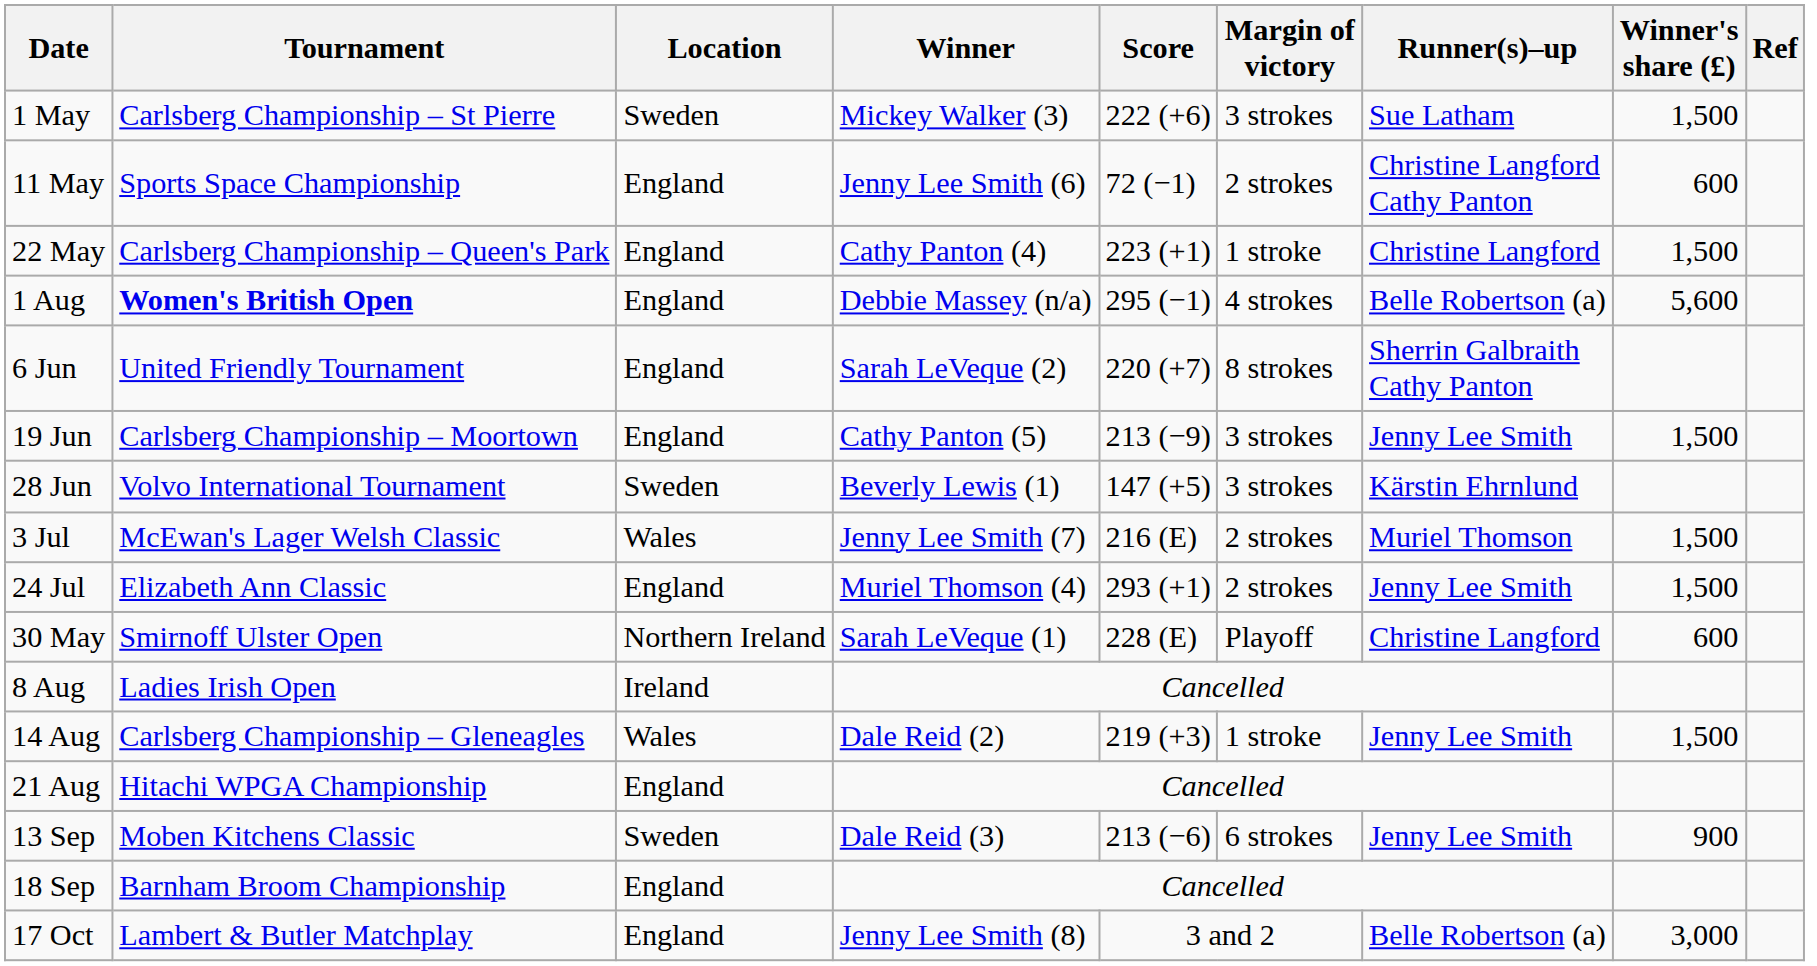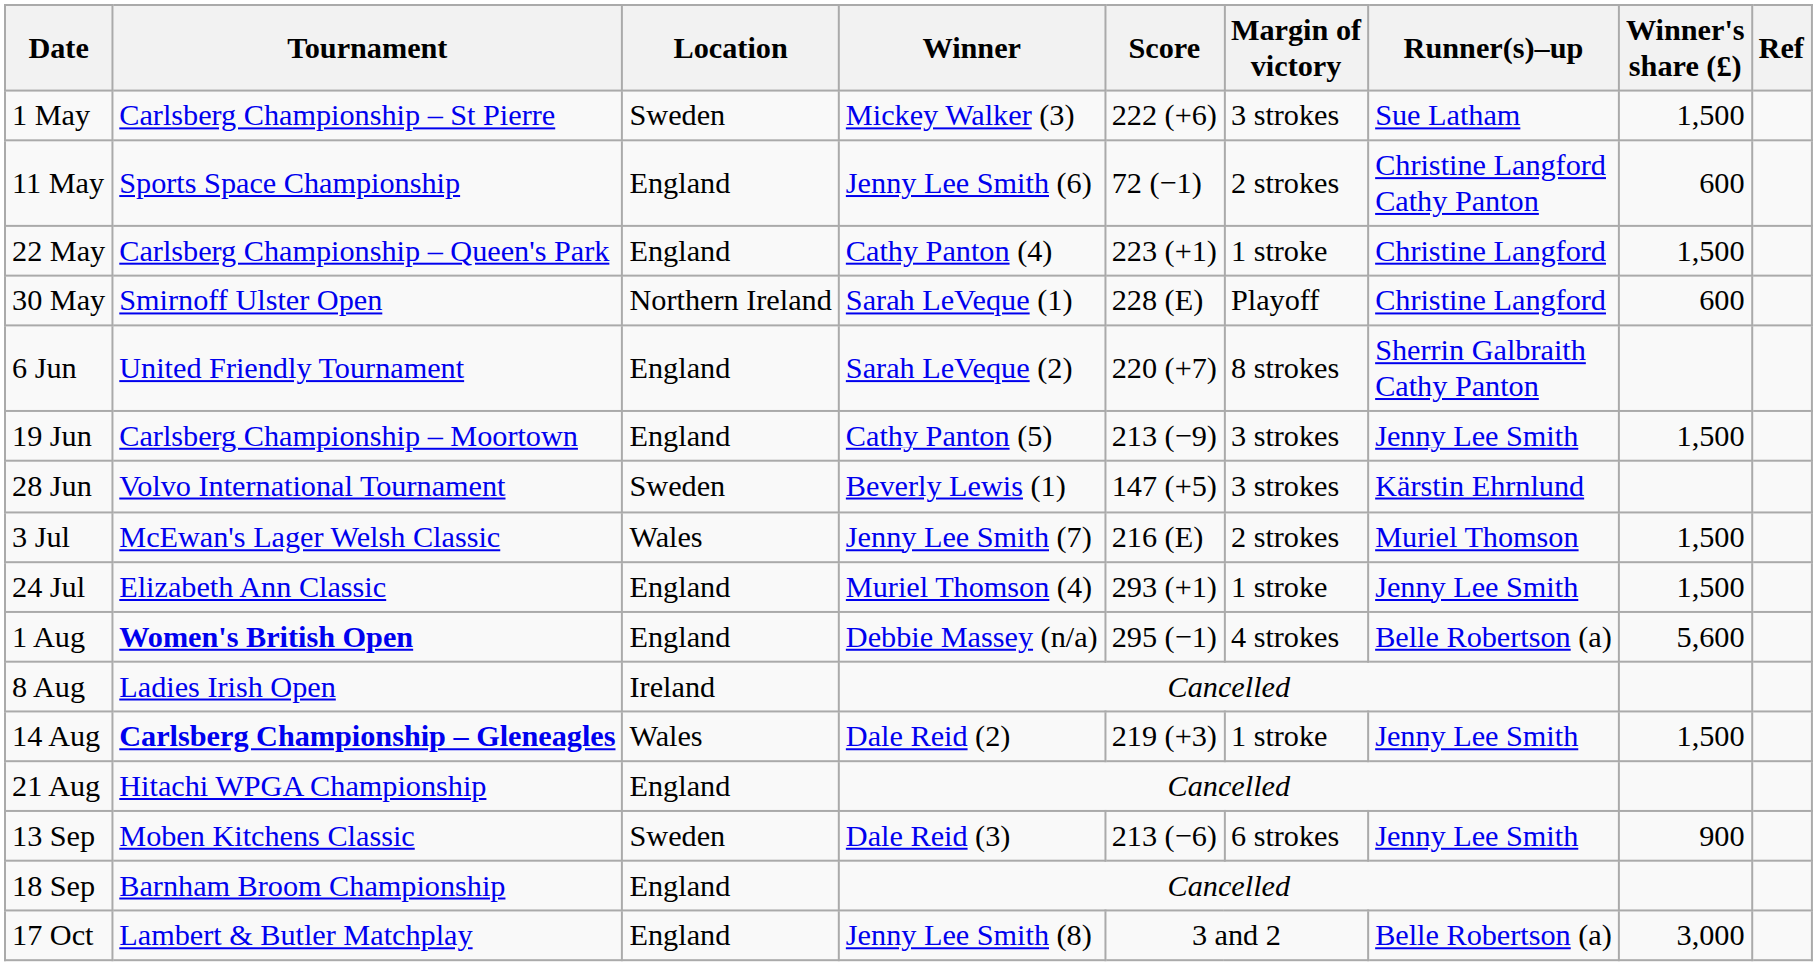rows swapped: (59, 635) <-> (49, 300)
(1279, 585) 2 strokes -> (1279, 585) 1 stroke
(352, 735) normal -> (367, 735) bold
